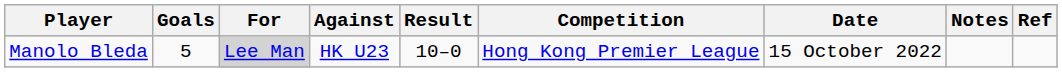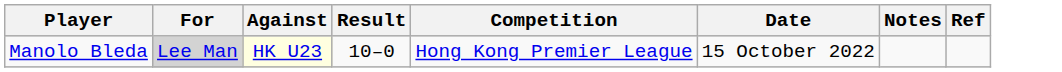- column: (186, 20)
(354, 52) no background -> (287, 52) lightyellow background
